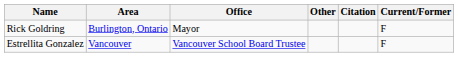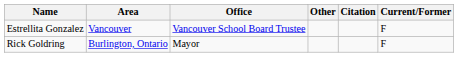rows swapped: (36, 28) <-> (45, 44)
